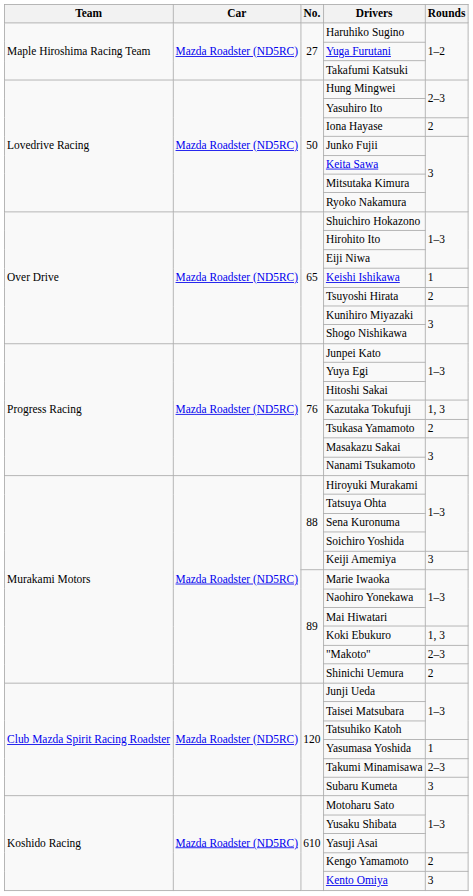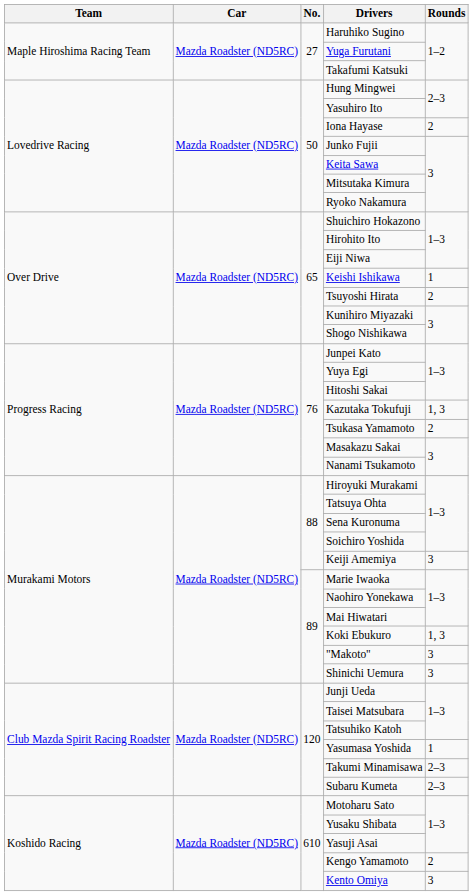(436, 654) 2–3 -> (431, 654) 3
(431, 673) 2 -> (431, 673) 3
(431, 786) 3 -> (436, 786) 2–3
